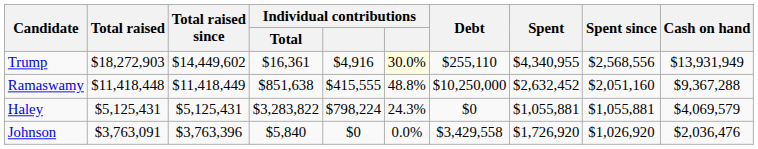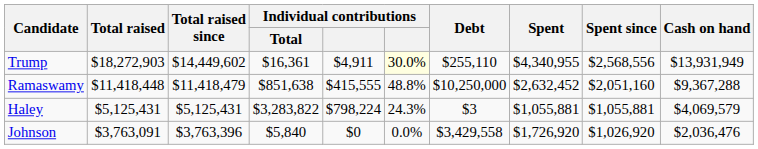(353, 62) $4,916 -> (353, 62) $4,911
(209, 86) $11,418,449 -> (209, 86) $11,418,479
(469, 109) $0 -> (469, 109) $3
